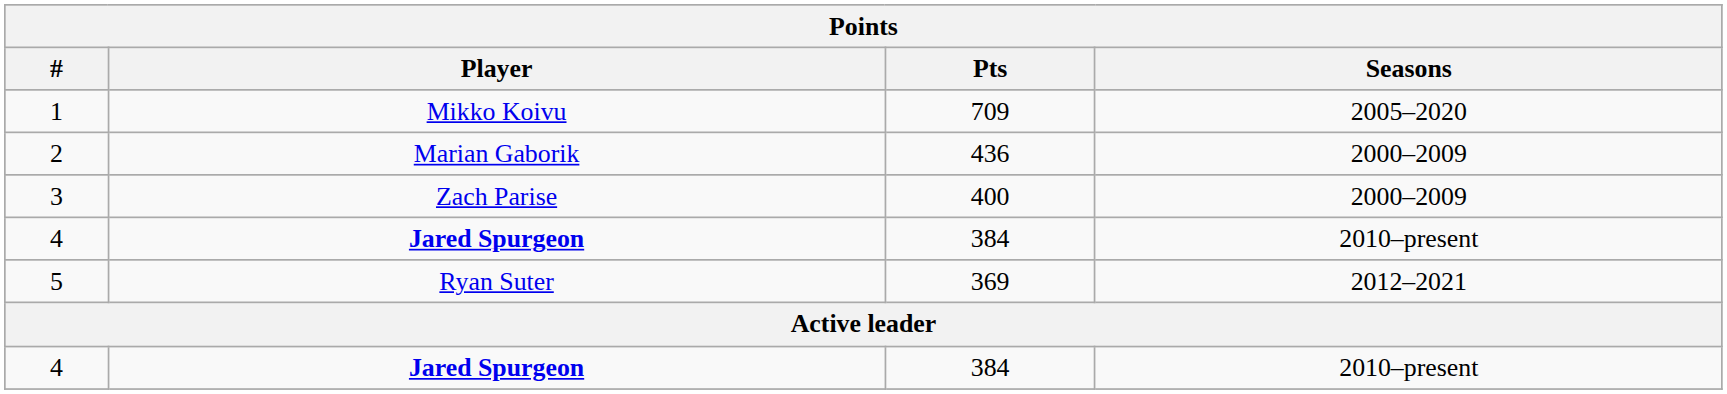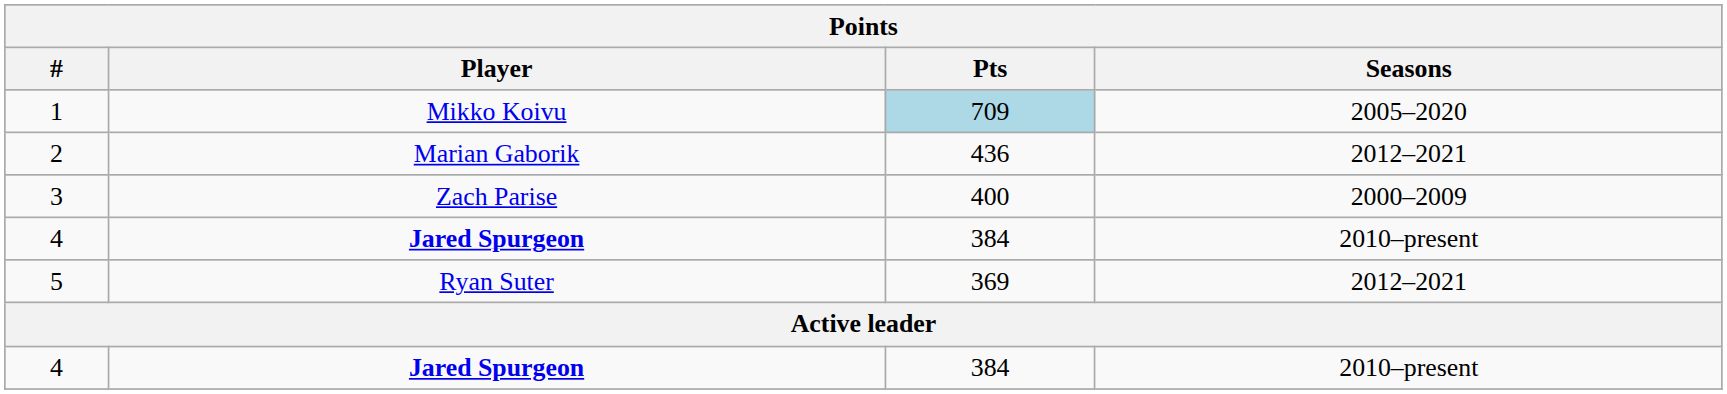(990, 111) no background -> (990, 111) lightblue background
(1409, 153) 2000–2009 -> (1409, 153) 2012–2021
